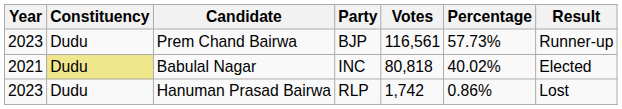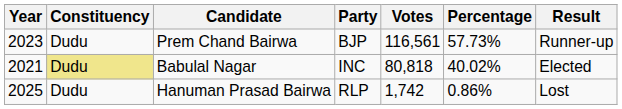(26, 91) 2023 -> (26, 91) 2025
